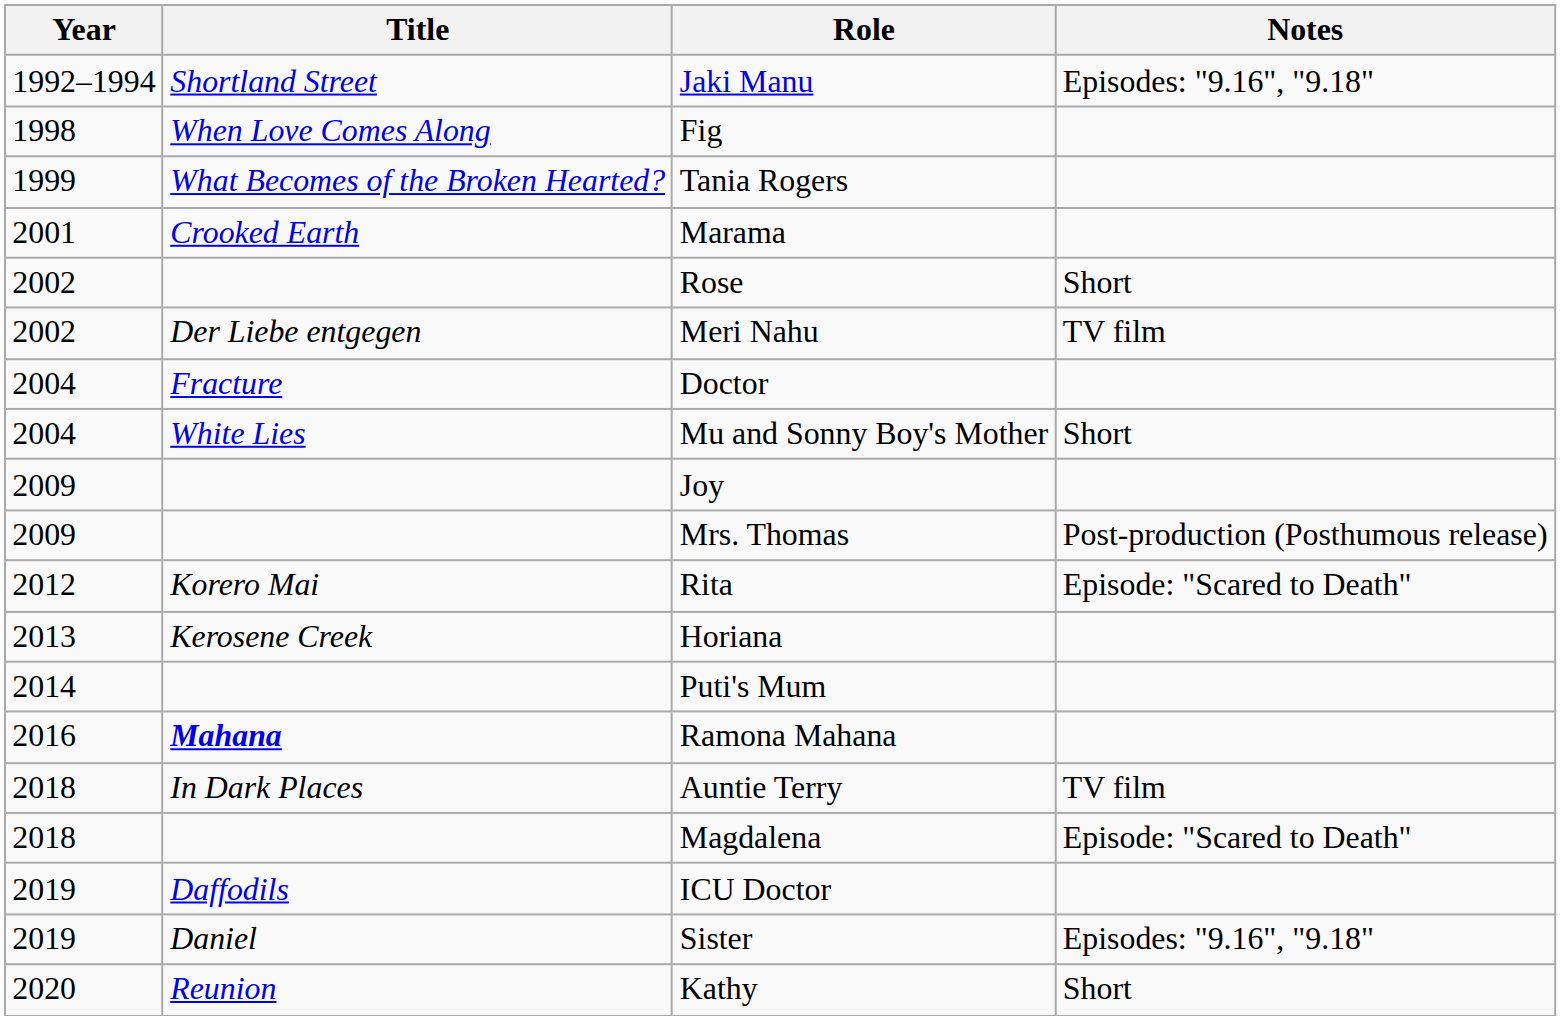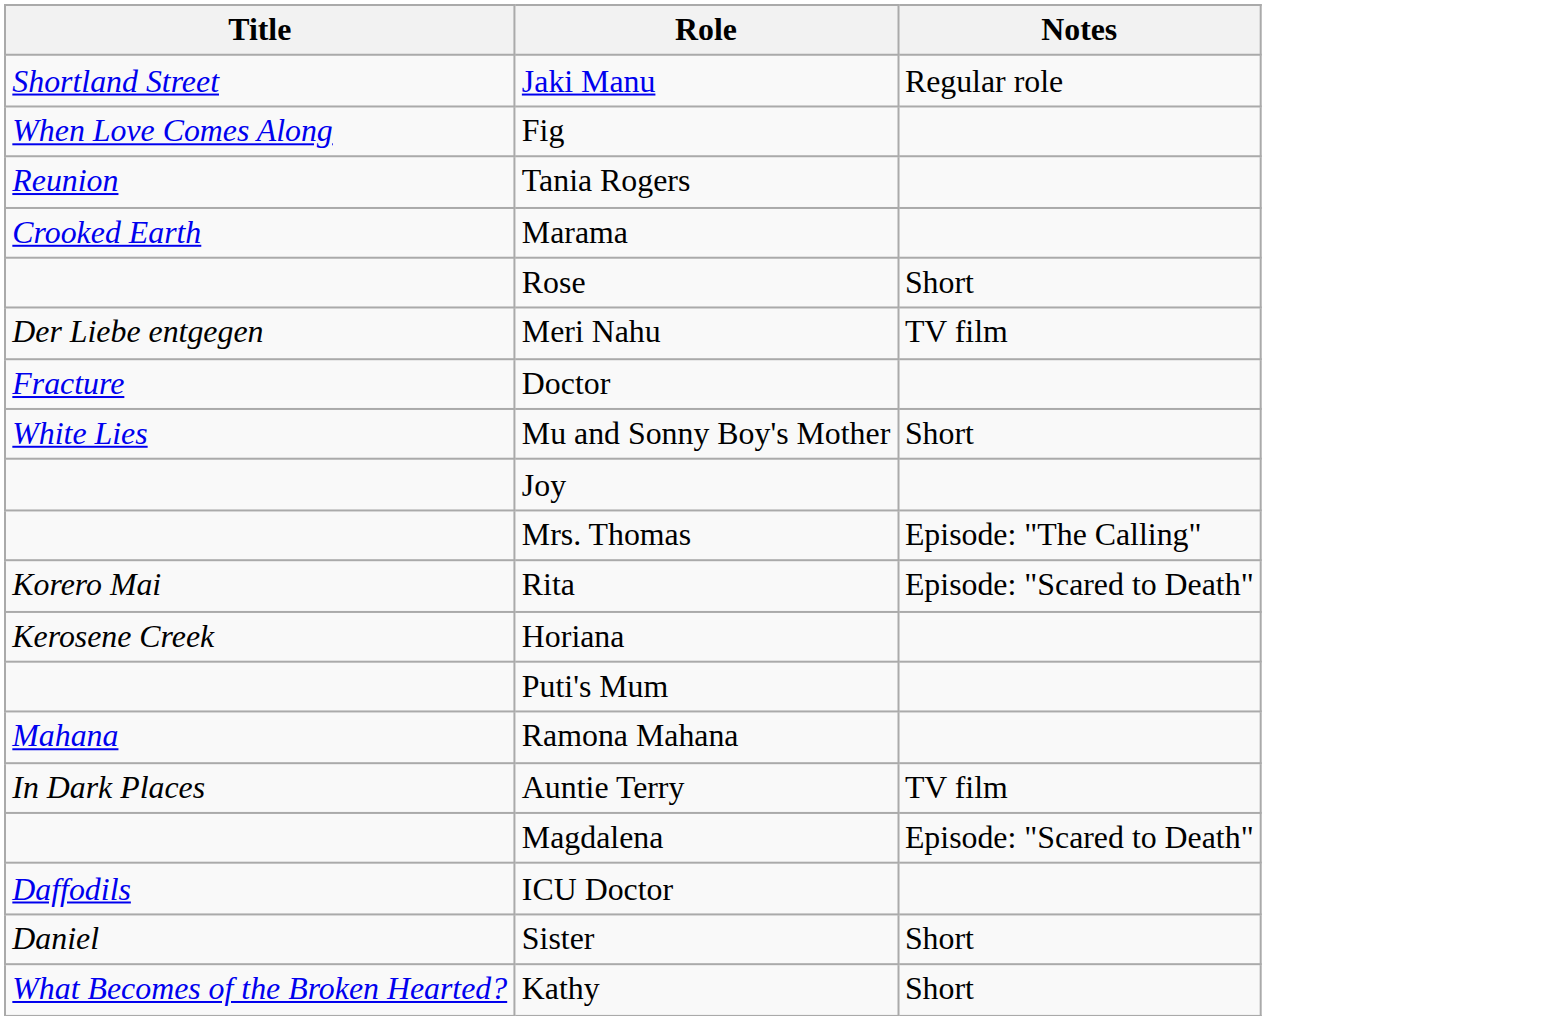- column: (84, 29)
(1218, 80) Episodes: "9.16", "9.18" -> (984, 80) Regular role
(418, 181) What Becomes of the Broken Hearted? -> (65, 181) Reunion
(1305, 534) Post-production (Posthumous release) -> (1053, 534) Episode: "The Calling"
(226, 736) bold -> (65, 736) normal
(1218, 938) Episodes: "9.16", "9.18" -> (939, 938) Short
(223, 989) Reunion -> (260, 989) What Becomes of the Broken Hearted?
